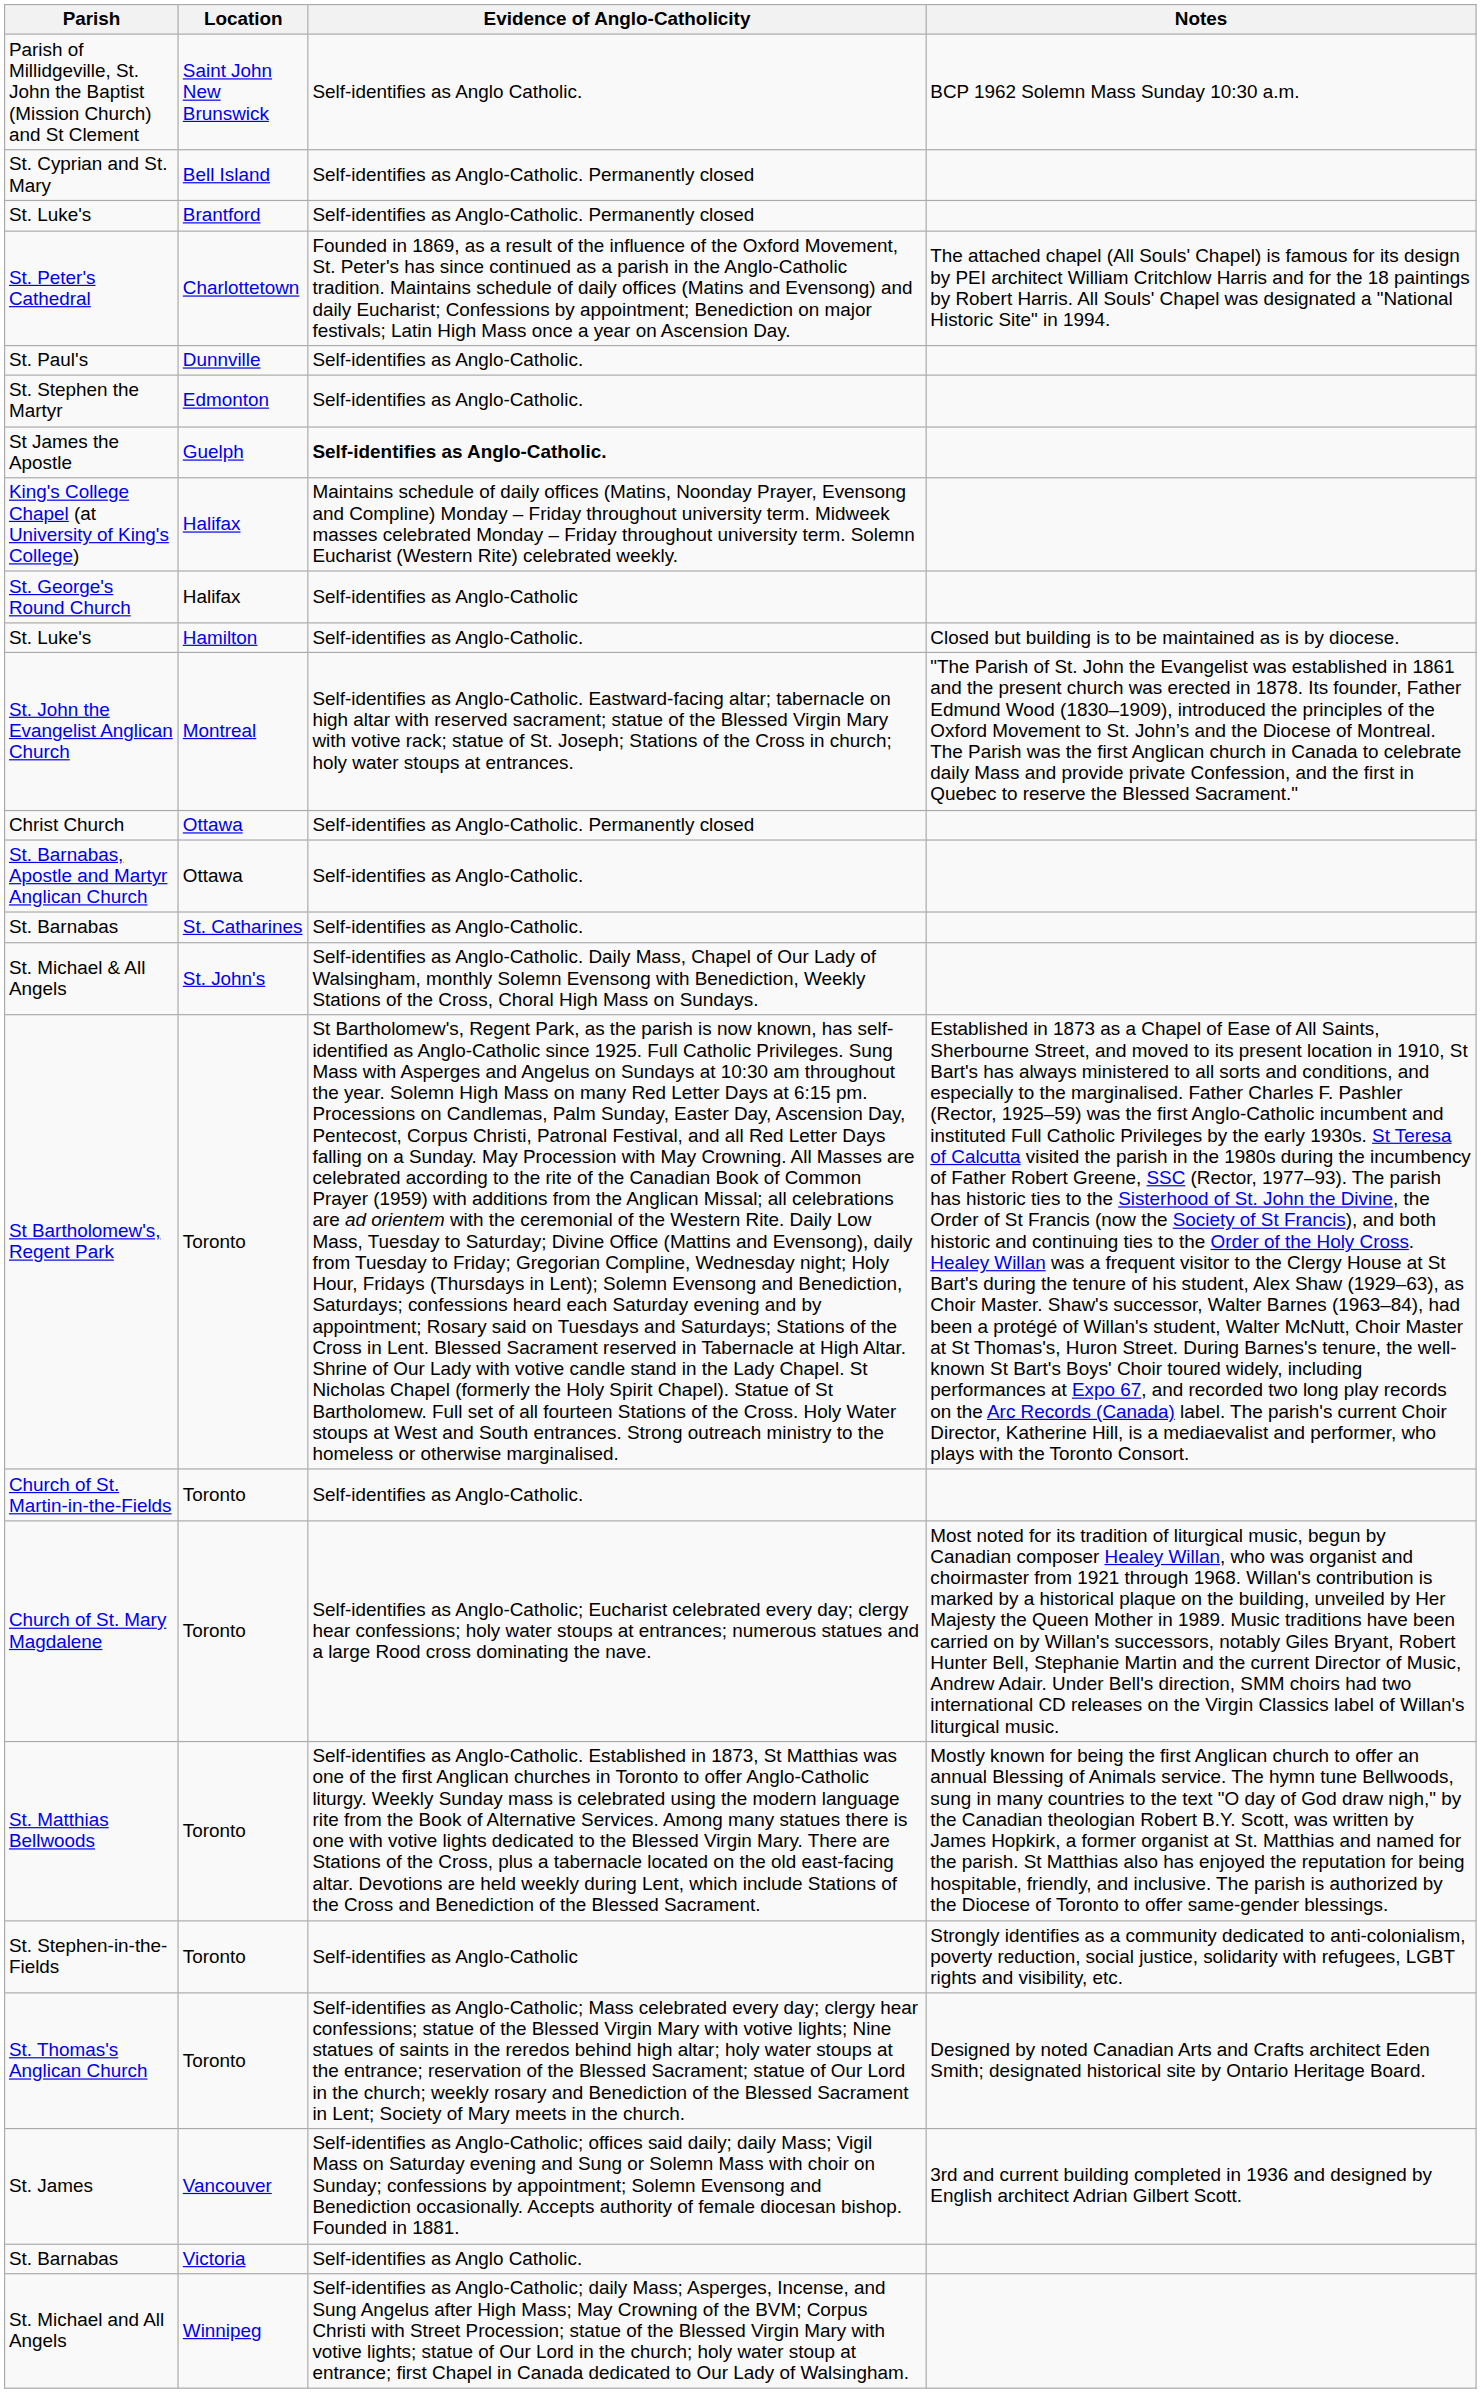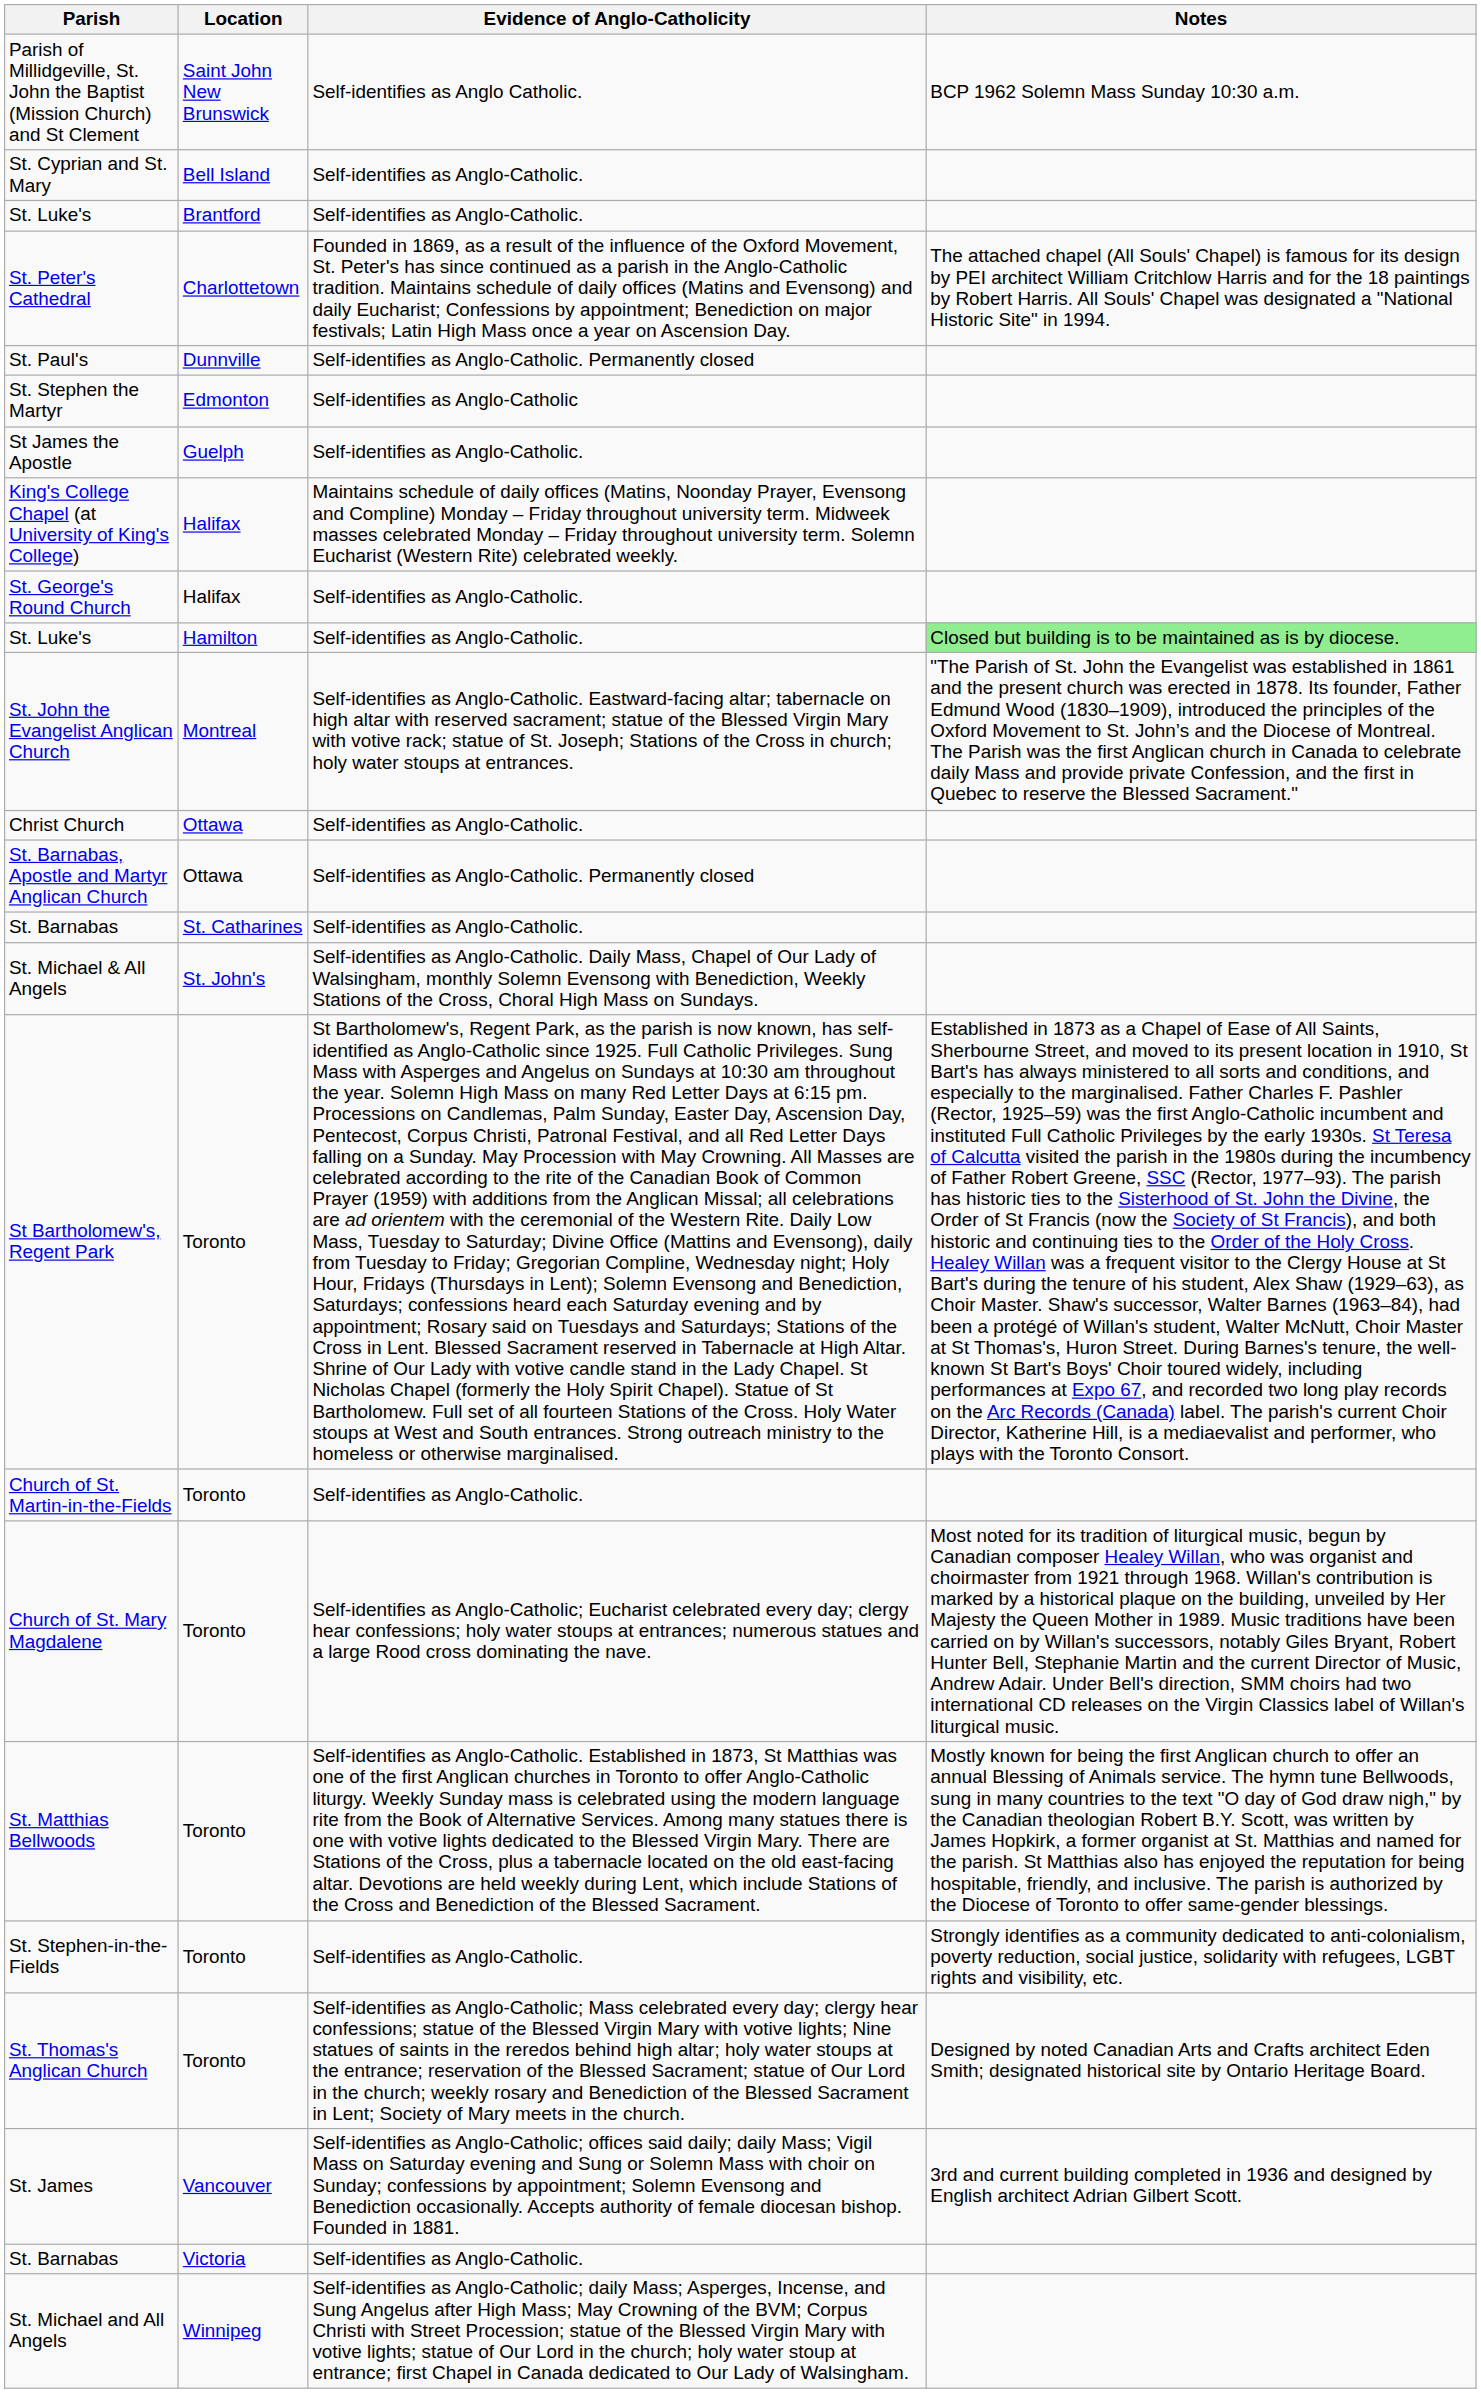(533, 174) Self-identifies as Anglo-Catholic. Permanently closed -> (448, 174) Self-identifies as Anglo-Catholic.
(533, 215) Self-identifies as Anglo-Catholic. Permanently closed -> (448, 215) Self-identifies as Anglo-Catholic.
(448, 360) Self-identifies as Anglo-Catholic. -> (533, 360) Self-identifies as Anglo-Catholic. Permanently closed
(448, 400) Self-identifies as Anglo-Catholic. -> (445, 400) Self-identifies as Anglo-Catholic
(459, 452) bold -> (448, 452) normal
(445, 596) Self-identifies as Anglo-Catholic -> (448, 596) Self-identifies as Anglo-Catholic.
(1165, 637) no background -> (1165, 637) lightgreen background
(533, 824) Self-identifies as Anglo-Catholic. Permanently closed -> (448, 824) Self-identifies as Anglo-Catholic.
(448, 876) Self-identifies as Anglo-Catholic. -> (533, 876) Self-identifies as Anglo-Catholic. Permanently closed
(445, 1956) Self-identifies as Anglo-Catholic -> (448, 1956) Self-identifies as Anglo-Catholic.
(447, 2258) Self-identifies as Anglo Catholic. -> (448, 2258) Self-identifies as Anglo-Catholic.
